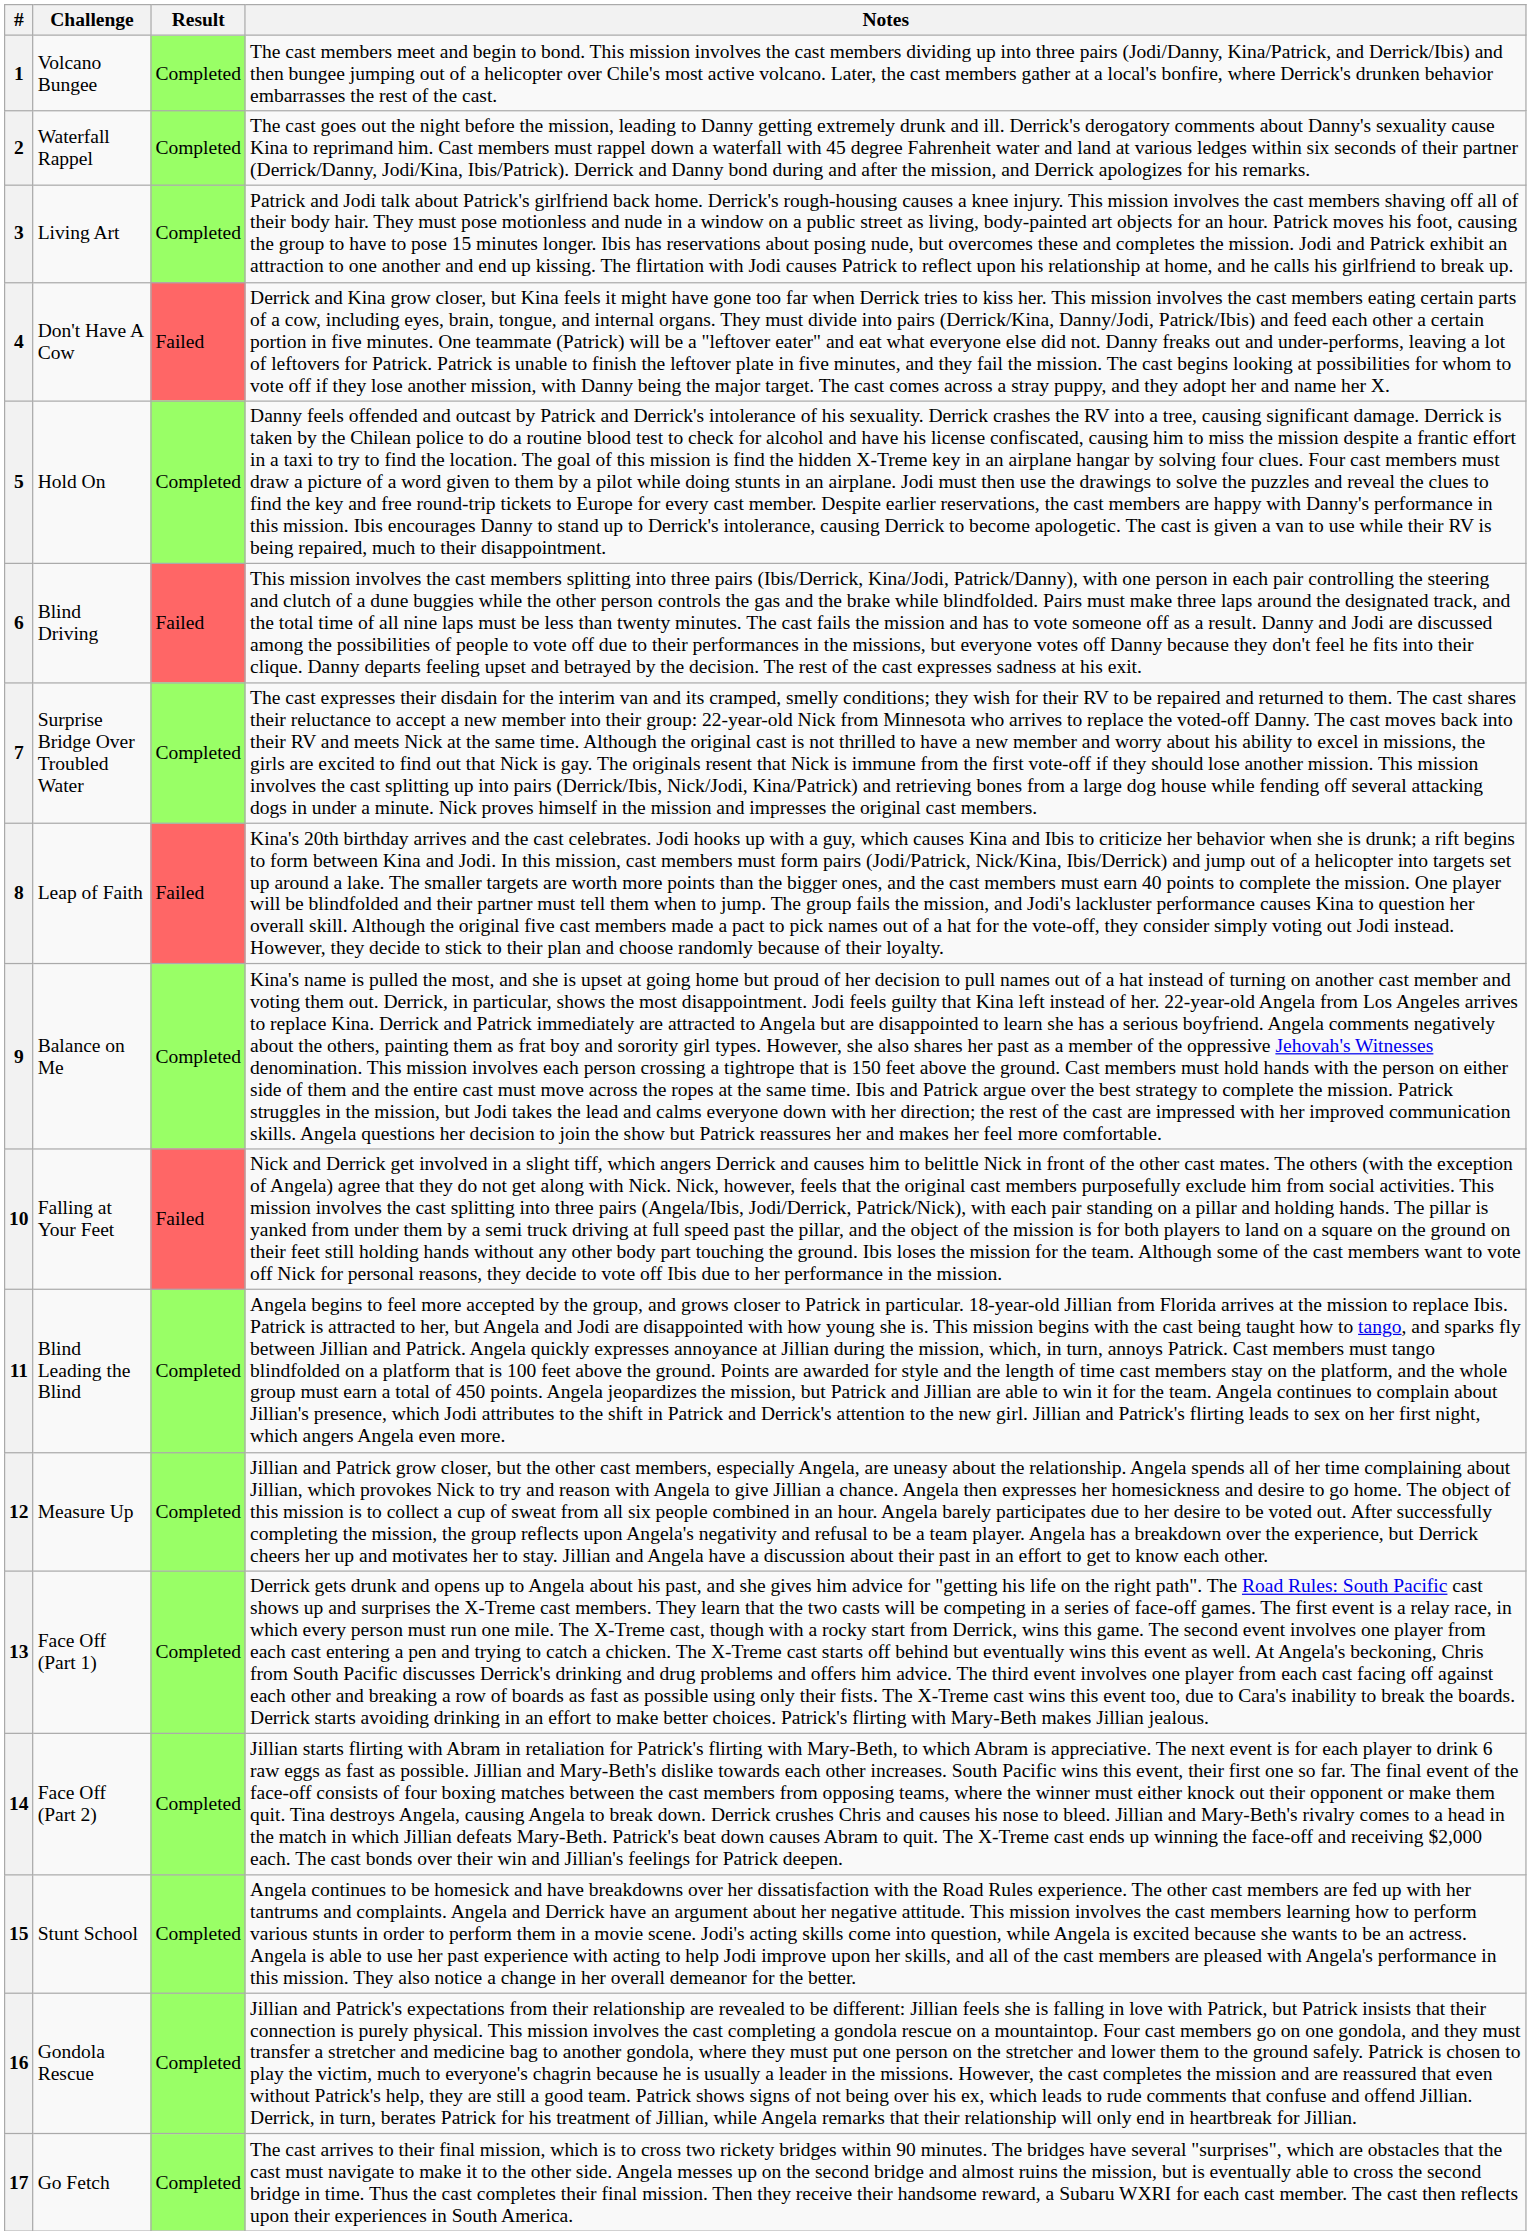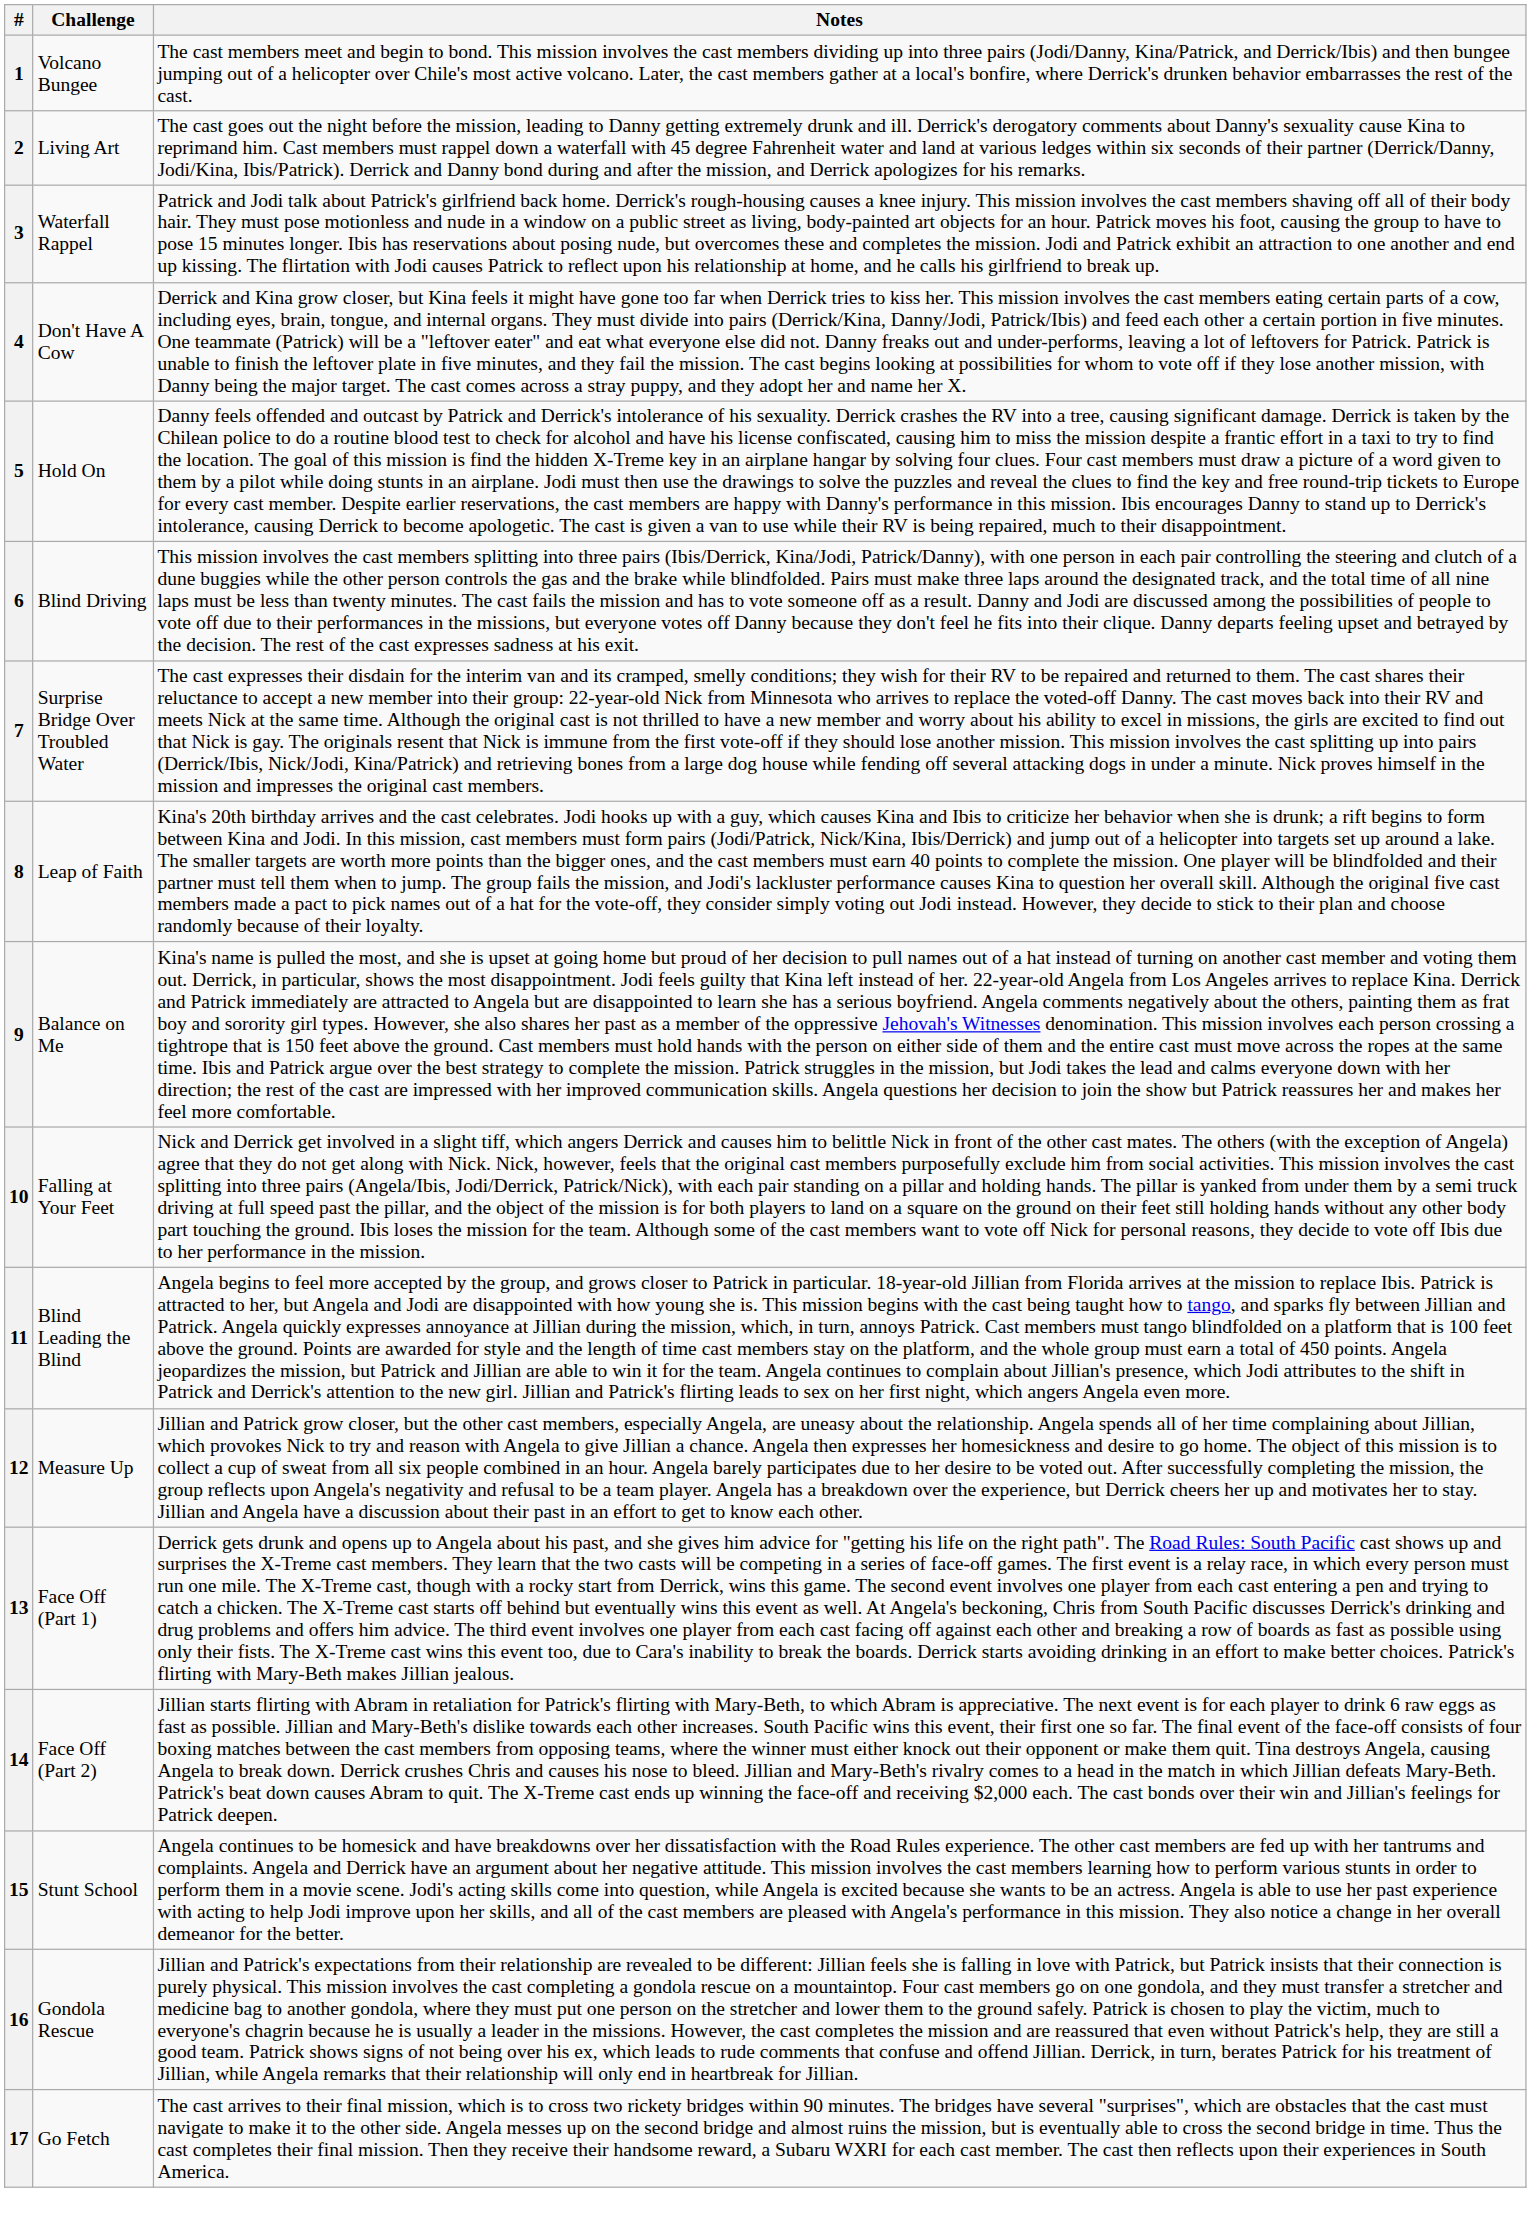- column: (198, 19)
(74, 147) Waterfall Rappel -> (79, 147) Living Art
(79, 233) Living Art -> (74, 233) Waterfall Rappel
